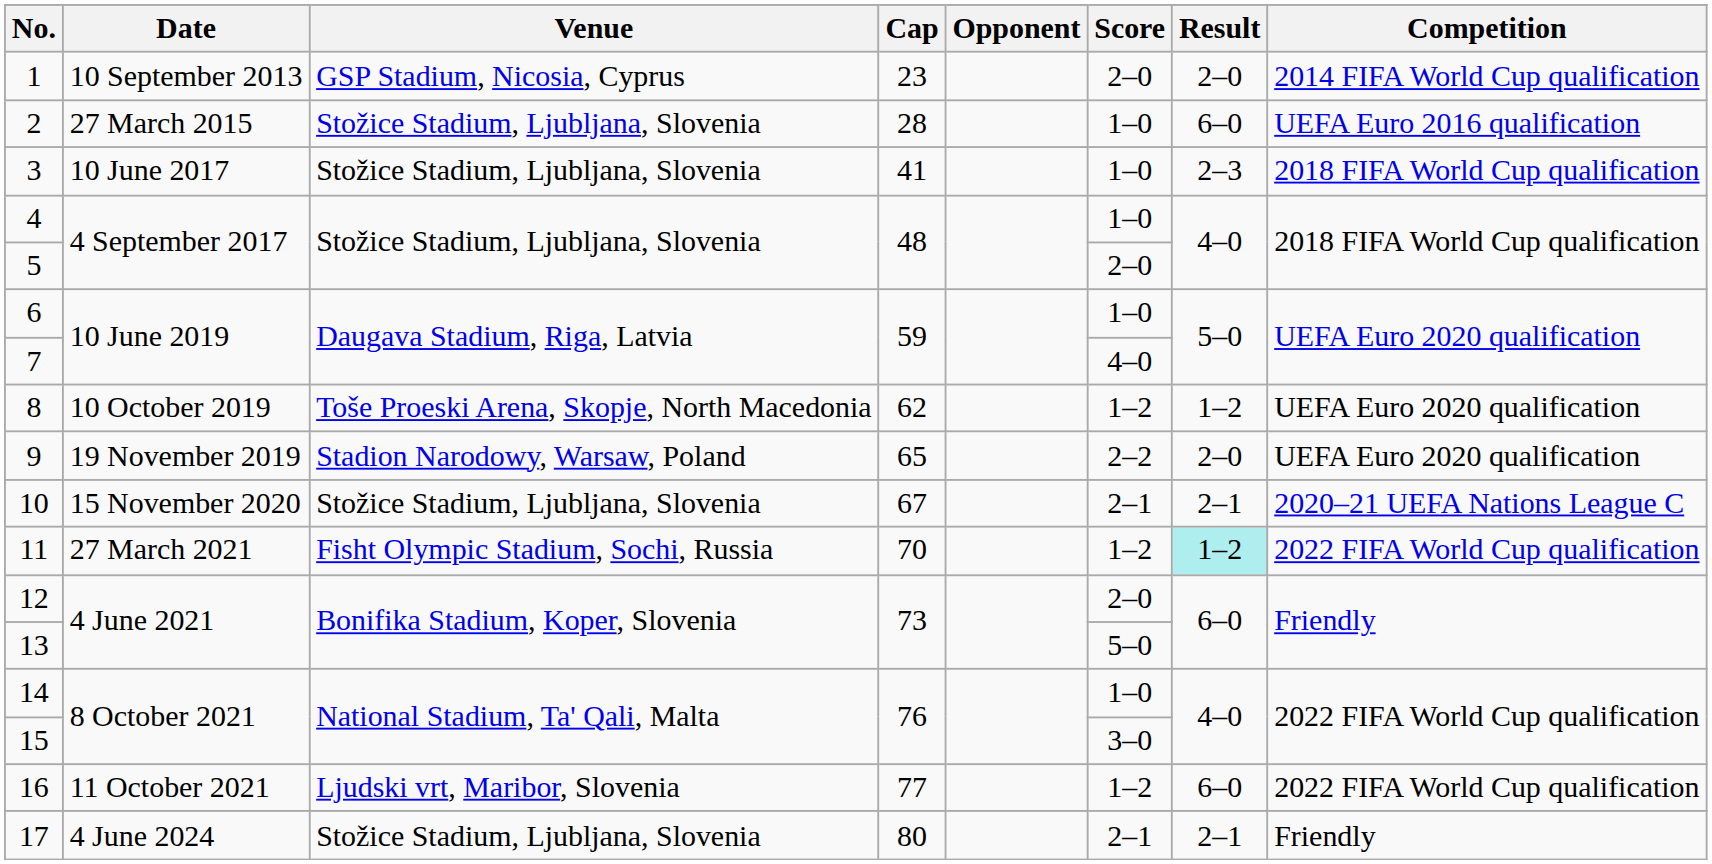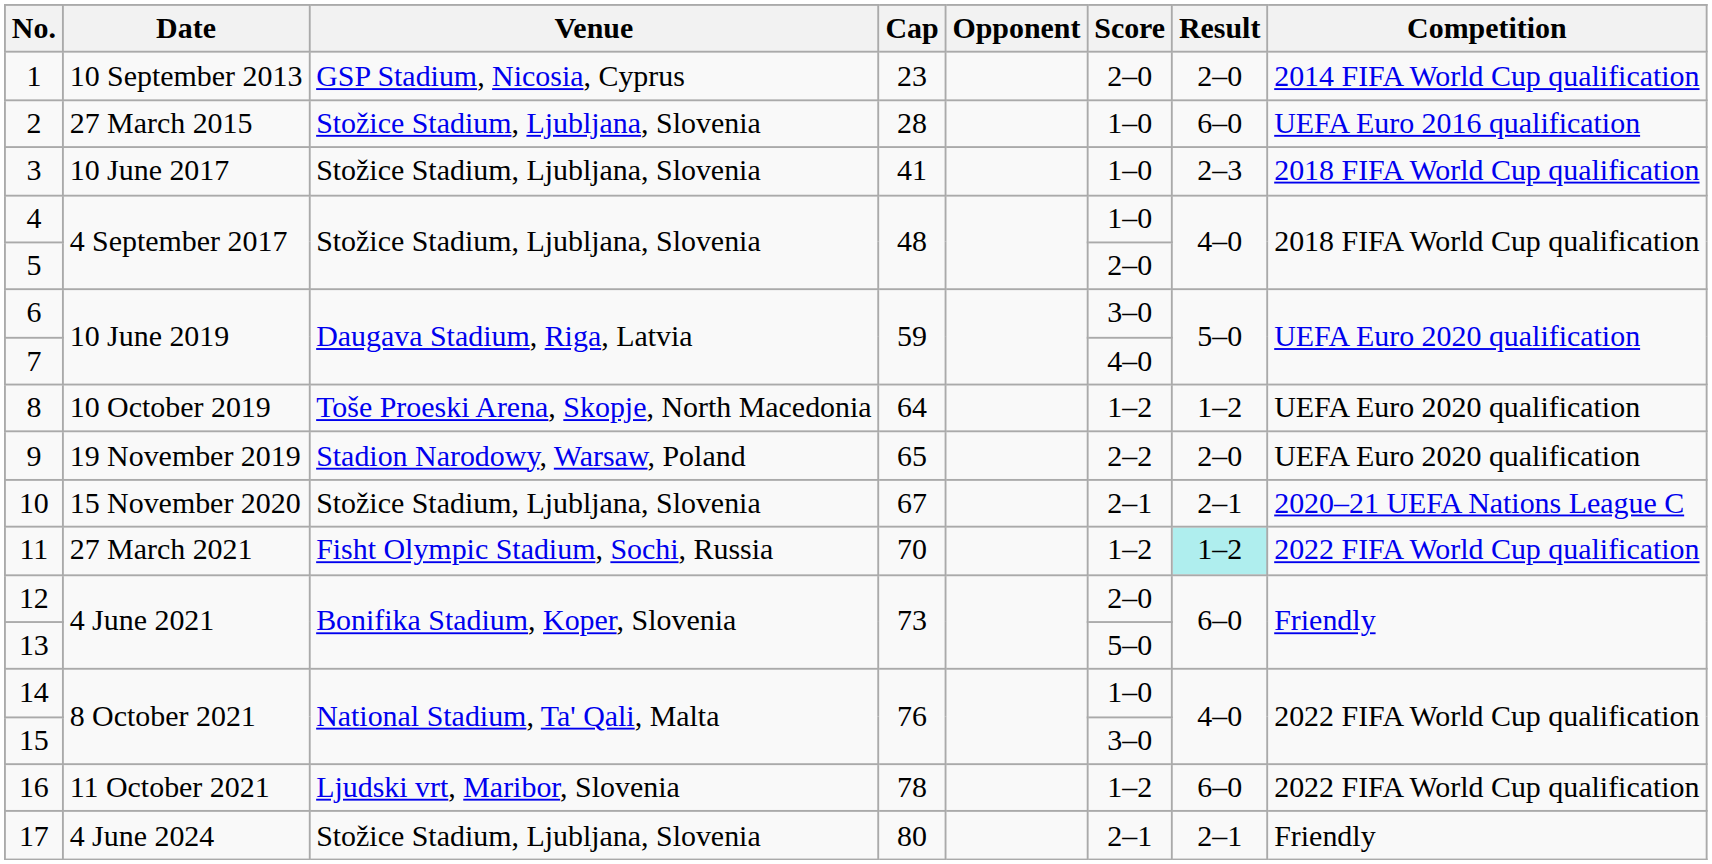(1130, 312) 1–0 -> (1130, 312) 3–0
(912, 407) 62 -> (912, 407) 64
(912, 787) 77 -> (912, 787) 78
